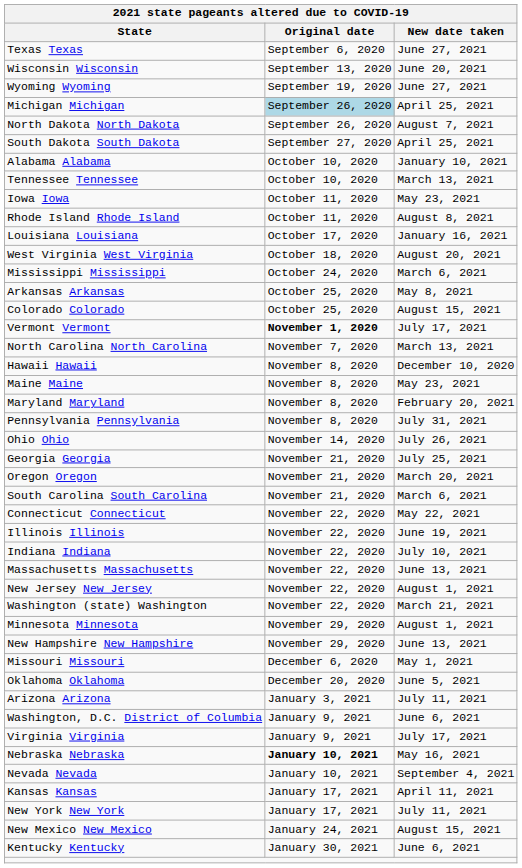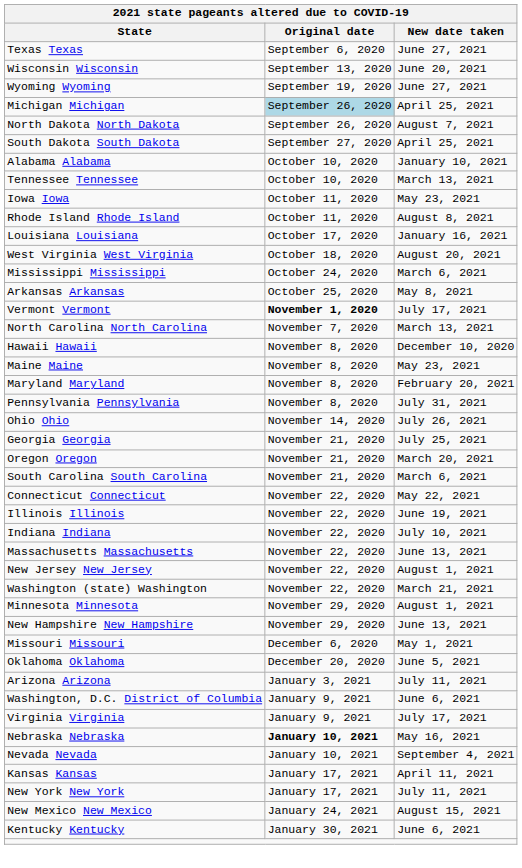- row: (66, 311)
